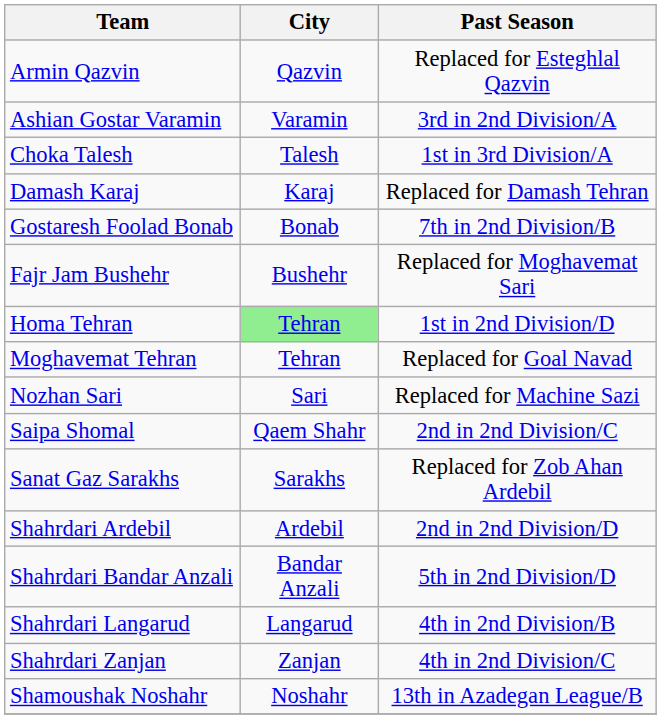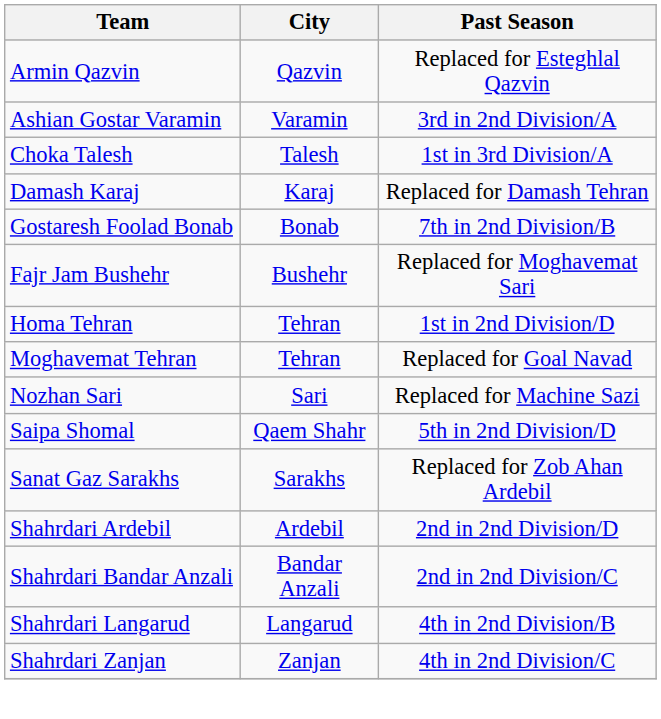(309, 323) lightgreen background -> (309, 323) no background
(517, 430) 2nd in 2nd Division/C -> (517, 430) 5th in 2nd Division/D
(517, 576) 5th in 2nd Division/D -> (517, 576) 2nd in 2nd Division/C
- row: (109, 696)
